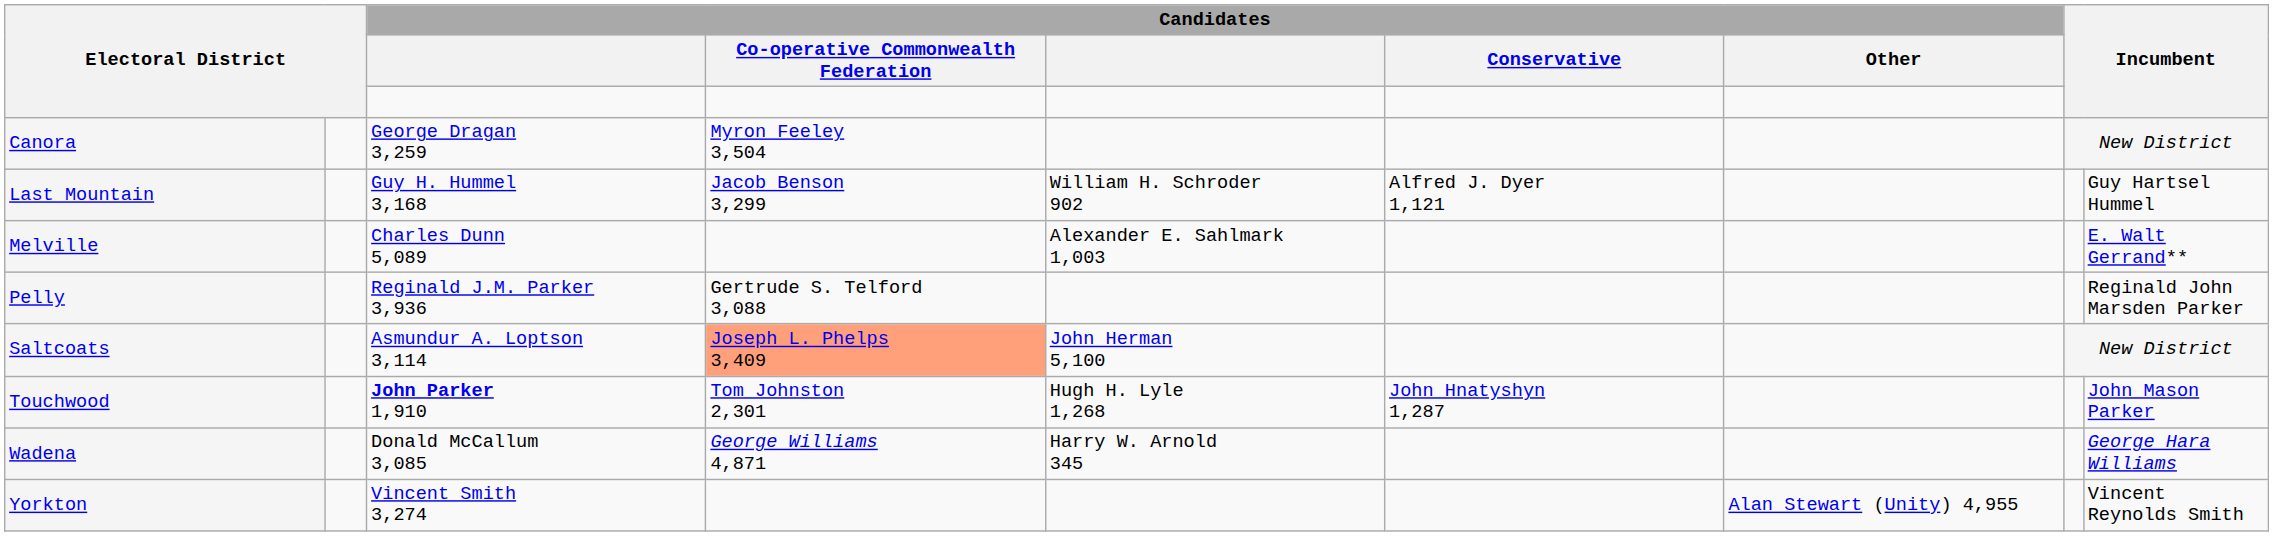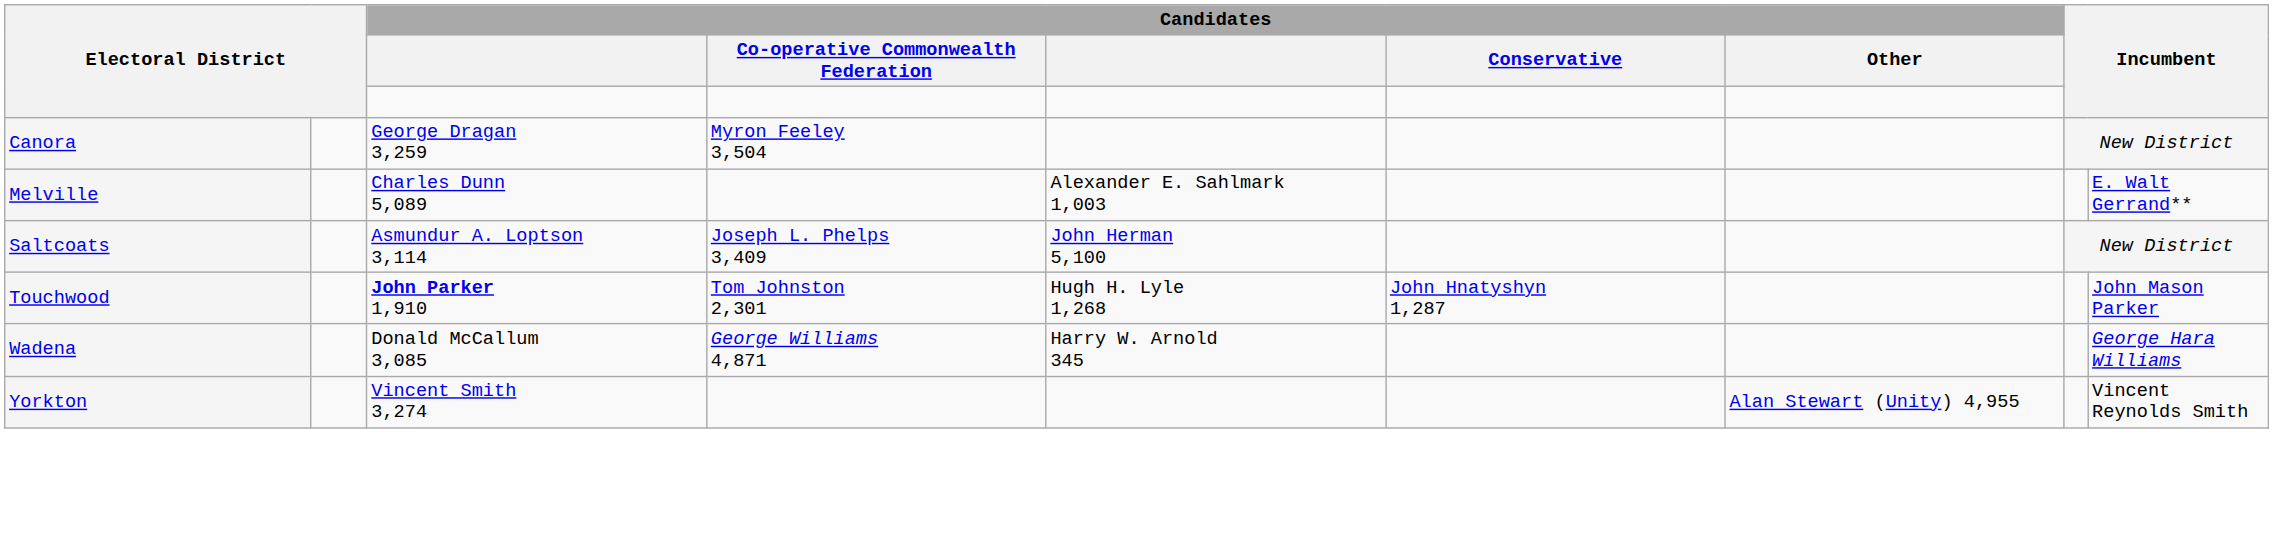- row: (82, 195)
- row: (37, 298)
(800, 350) lightsalmon background -> (800, 246) no background
